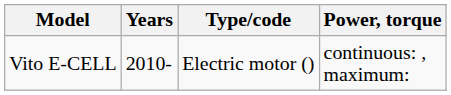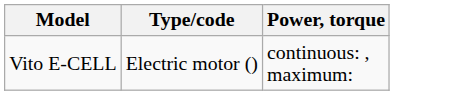- column: (149, 20)
